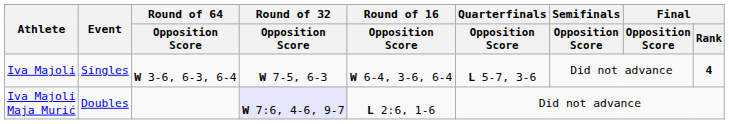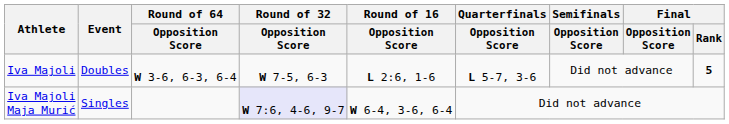(105, 70) Singles -> (105, 70) Doubles
(401, 77) W 6-4, 3-6, 6-4 -> (401, 77) L 2:6, 1-6
(709, 70) 4 -> (709, 70) 5
(105, 103) Doubles -> (105, 103) Singles
(401, 109) L 2:6, 1-6 -> (401, 109) W 6-4, 3-6, 6-4
